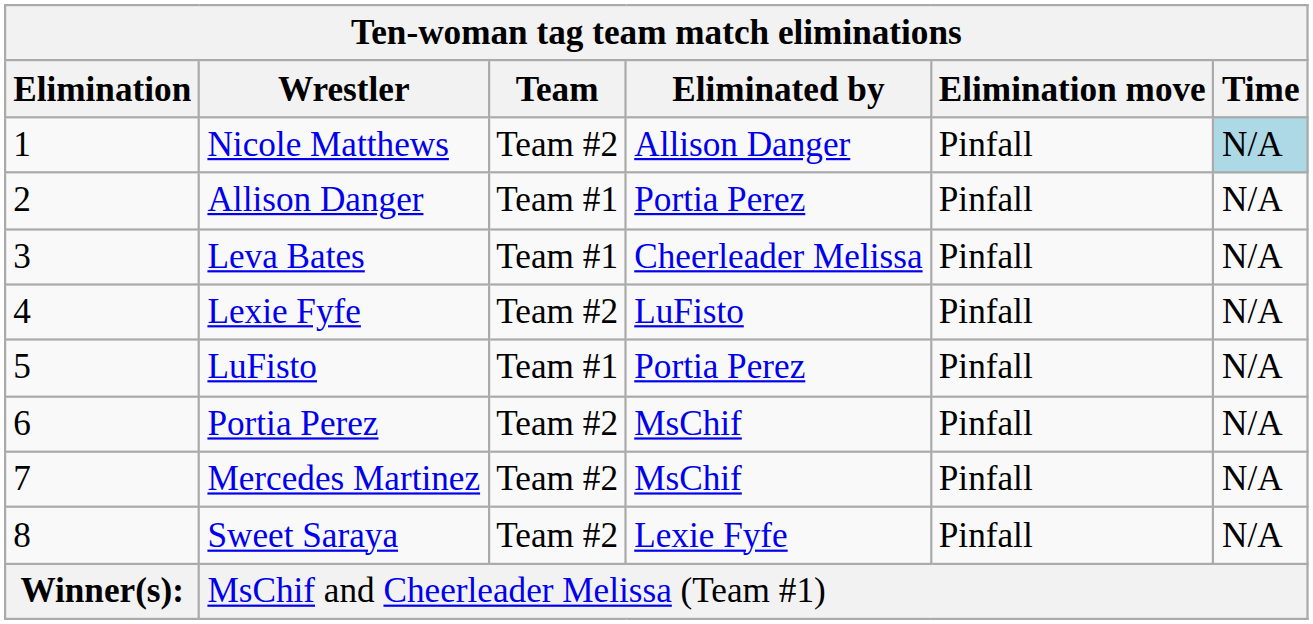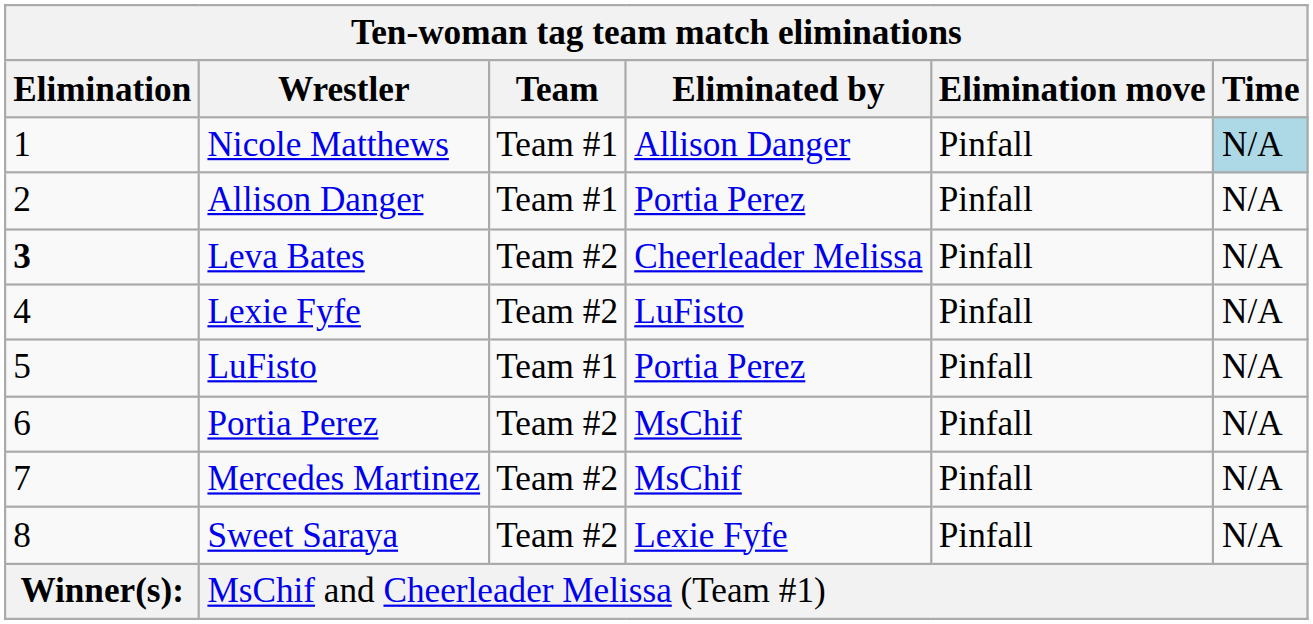(557, 144) Team #2 -> (557, 144) Team #1
(22, 255) normal -> (22, 255) bold
(557, 255) Team #1 -> (557, 255) Team #2
